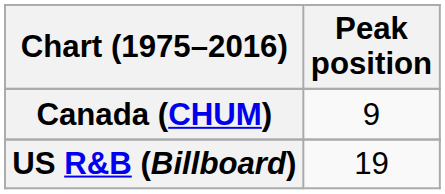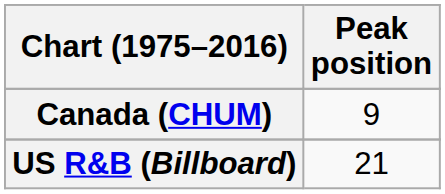(371, 163) 19 -> (371, 163) 21
